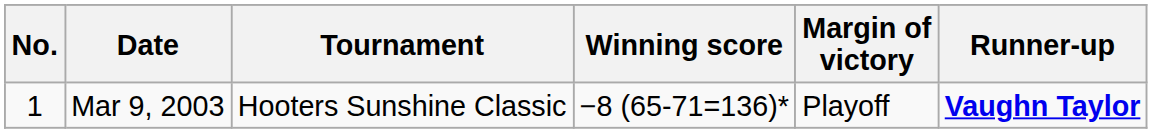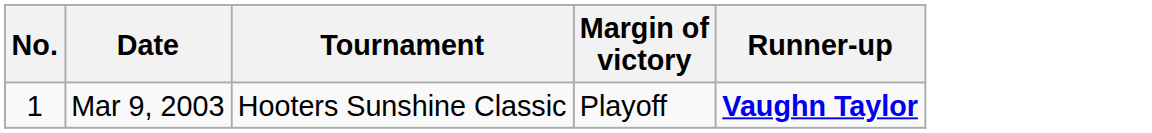- column: (684, 44)
